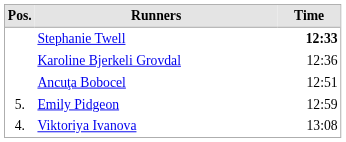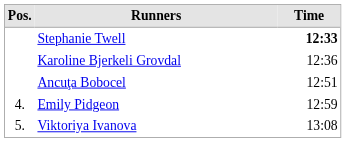(20, 104) 5. -> (20, 104) 4.
(20, 126) 4. -> (20, 126) 5.
